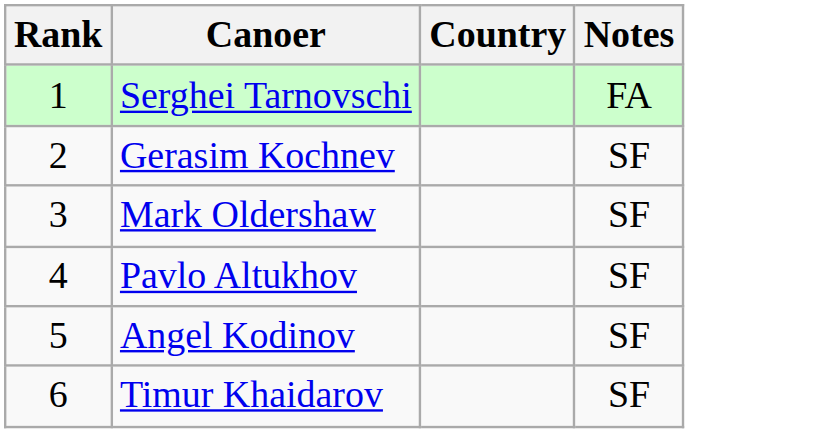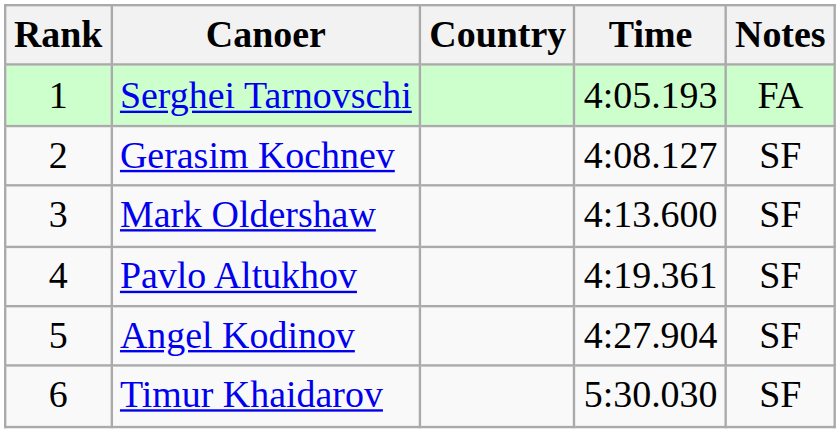+ column: (651, 34)
